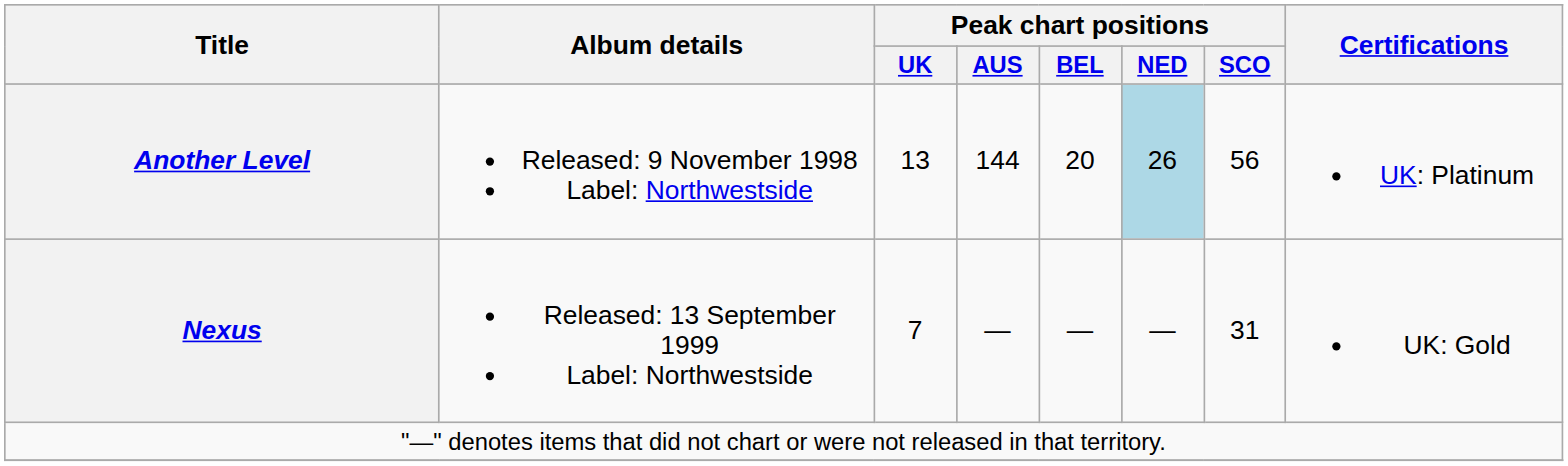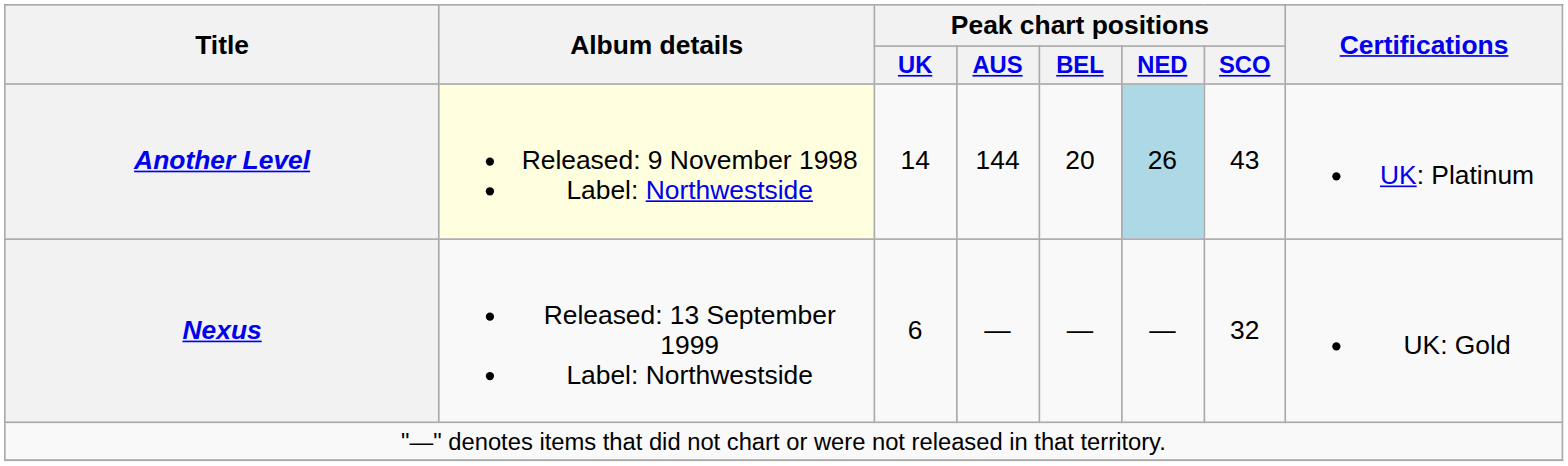(657, 176) no background -> (657, 176) lightyellow background
(915, 160) 13 -> (915, 160) 14
(1245, 160) 56 -> (1245, 160) 43
(915, 329) 7 -> (915, 329) 6
(1245, 329) 31 -> (1245, 329) 32
